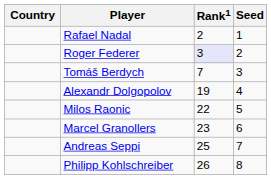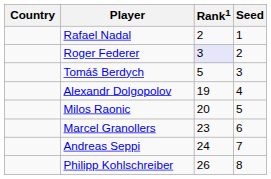(200, 72) 7 -> (200, 72) 5
(203, 109) 22 -> (203, 109) 20
(203, 146) 25 -> (203, 146) 24
